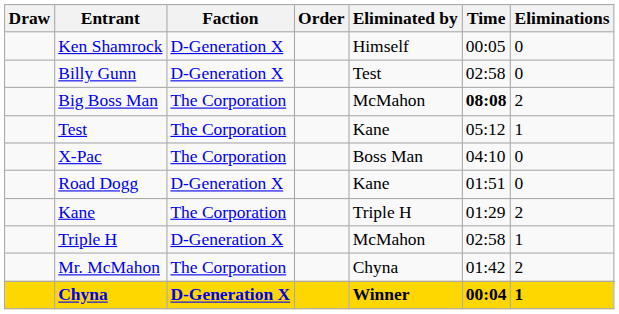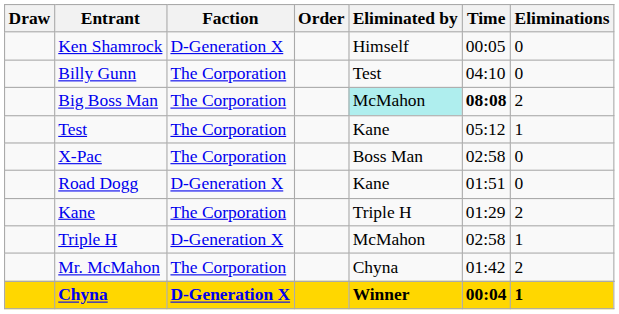(227, 73) D-Generation X -> (228, 73) The Corporation
(486, 73) 02:58 -> (486, 73) 04:10
(389, 101) no background -> (389, 101) paleturquoise background
(486, 156) 04:10 -> (486, 156) 02:58
